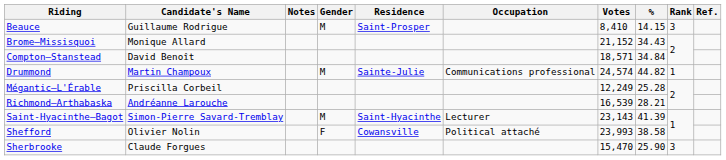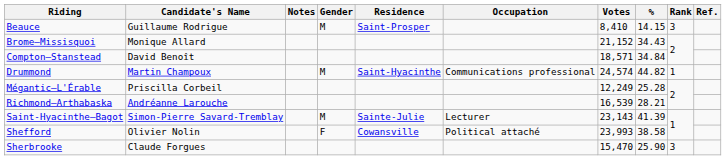(391, 72) Sainte-Julie -> (399, 72) Saint-Hyacinthe
(399, 117) Saint-Hyacinthe -> (391, 117) Sainte-Julie
